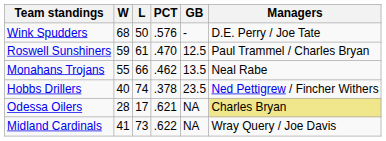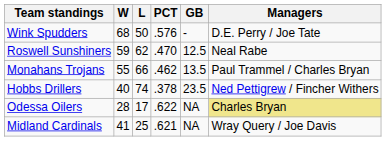(142, 51) 61 -> (142, 51) 62
(290, 51) Paul Trammel / Charles Bryan -> (239, 51) Neal Rabe
(239, 70) Neal Rabe -> (290, 70) Paul Trammel / Charles Bryan
(165, 107) .621 -> (165, 107) .622
(142, 126) 73 -> (142, 126) 25
(165, 126) .622 -> (165, 126) .621
